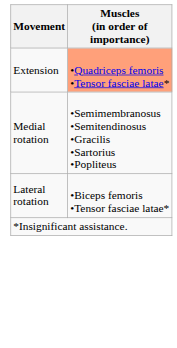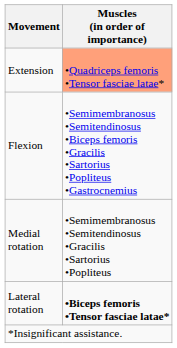+ row: (25, 145)
(120, 202) normal -> (117, 309) bold
